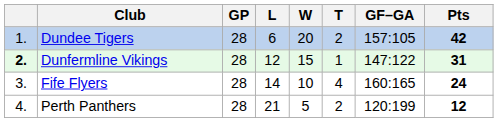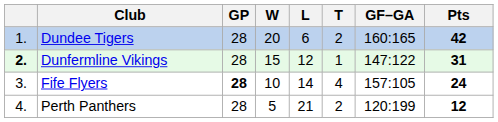columns swapped: (305, 15) <-> (272, 15)
(390, 38) 157:105 -> (390, 38) 160:165
(239, 83) normal -> (239, 83) bold
(390, 83) 160:165 -> (390, 83) 157:105
